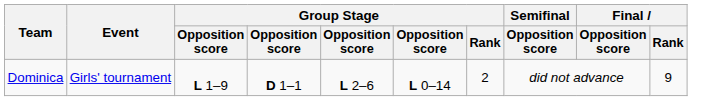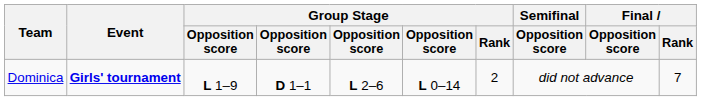(120, 78) normal -> (125, 78) bold
(668, 78) 9 -> (678, 78) 7
